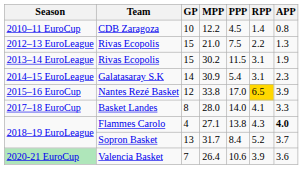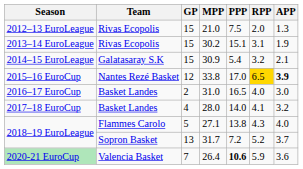- row: (44, 28)
(258, 44) 2.2 -> (258, 28) 2.0
(237, 60) 11.5 -> (238, 44) 15.1
(189, 76) 14 -> (189, 60) 15
(258, 76) 3.1 -> (258, 60) 3.2
(282, 76) 2.3 -> (282, 60) 2.1
(282, 92) normal -> (282, 76) bold
+ row: (44, 92)
(186, 108) 8 -> (186, 108) 4
(282, 108) 3.3 -> (282, 108) 3.2
(186, 124) 4 -> (186, 124) 5
(282, 124) bold -> (282, 124) normal
(235, 140) 8.4 -> (235, 140) 7.2
(238, 156) normal -> (238, 156) bold
(258, 156) 3.9 -> (258, 156) 5.9
